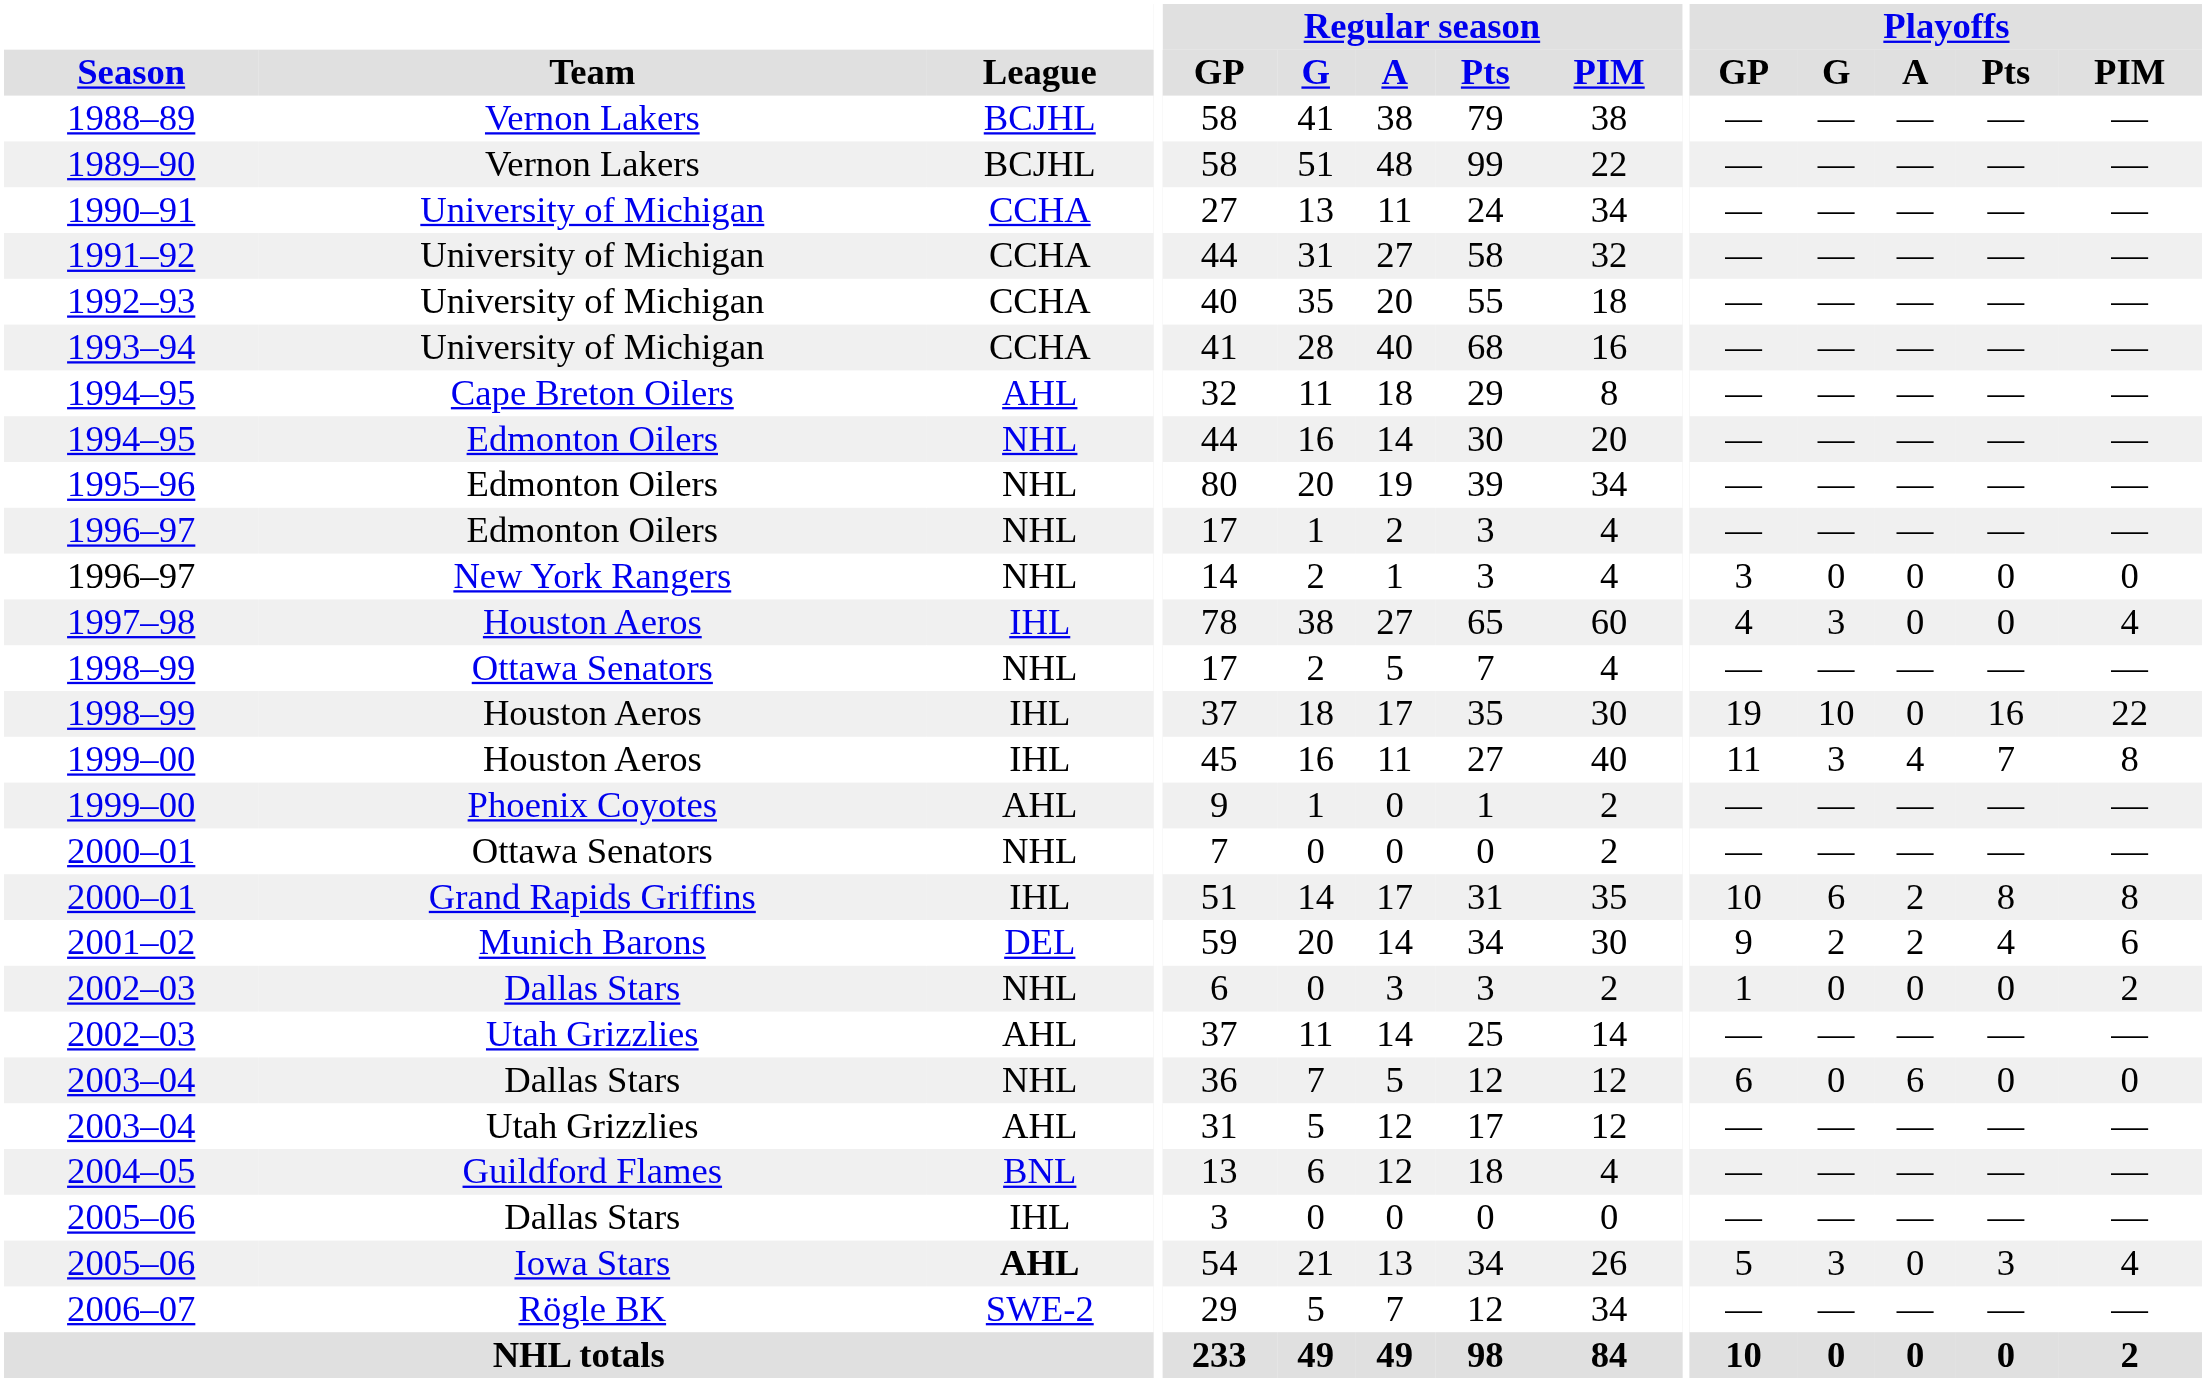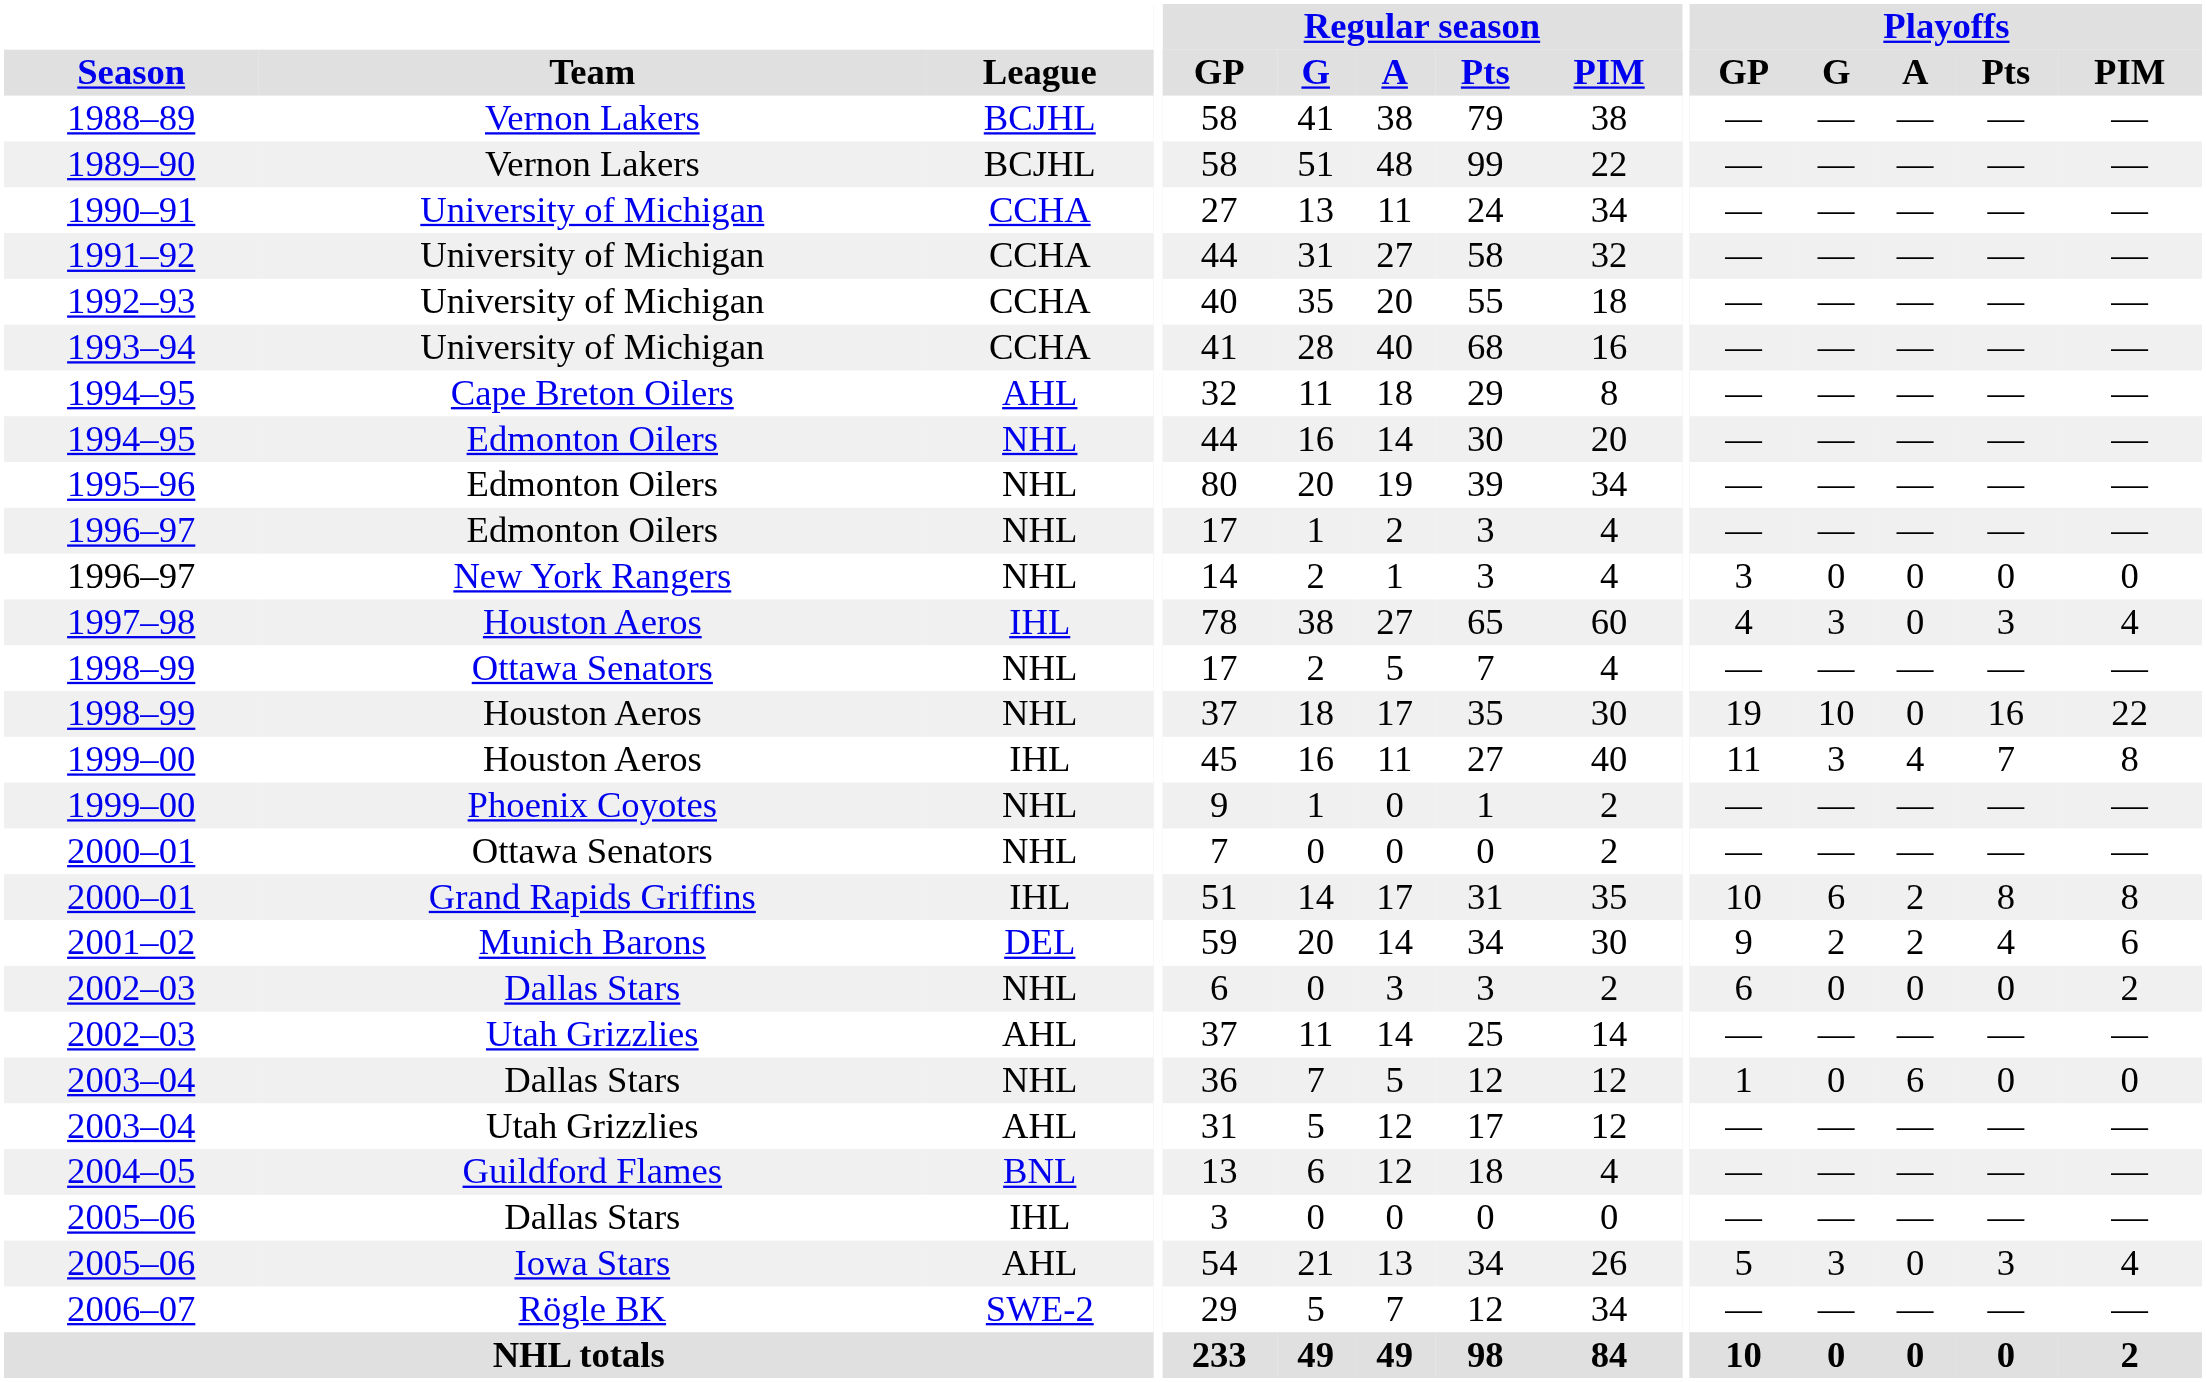(2006, 621) 0 -> (2006, 621) 3
(1040, 713) IHL -> (1040, 713) NHL
(1040, 804) AHL -> (1040, 804) NHL
(1744, 988) 1 -> (1744, 988) 6
(1744, 1079) 6 -> (1744, 1079) 1
(1040, 1262) bold -> (1040, 1262) normal
